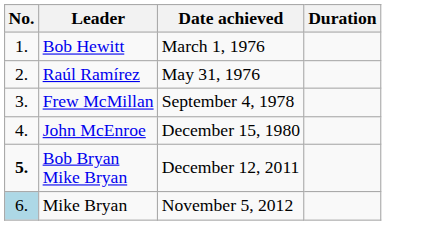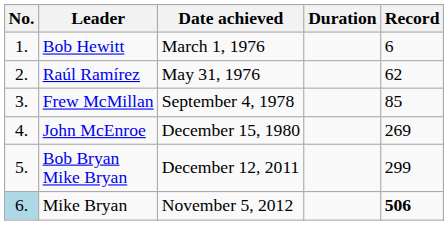+ column: (412, 18)
(22, 167) bold -> (22, 167) normal
